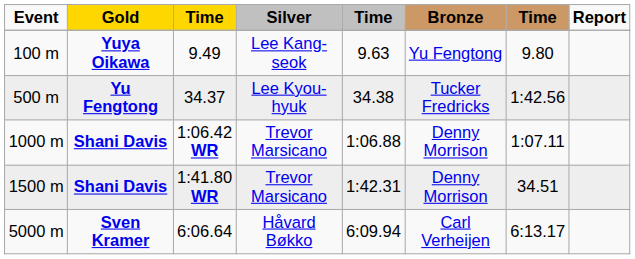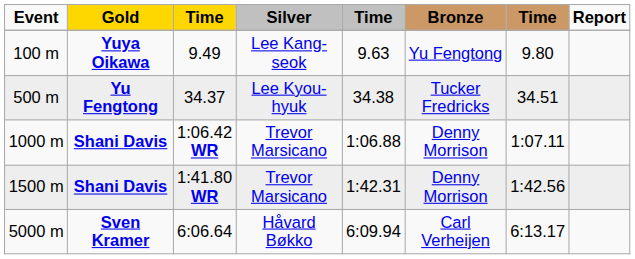(538, 97) 1:42.56 -> (538, 97) 34.51
(538, 187) 34.51 -> (538, 187) 1:42.56
